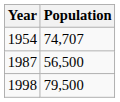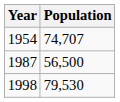(64, 85) 79,500 -> (64, 85) 79,530
